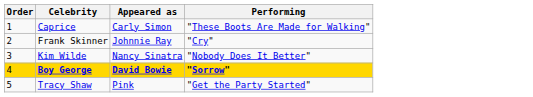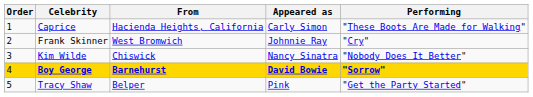+ column: (188, 12)
